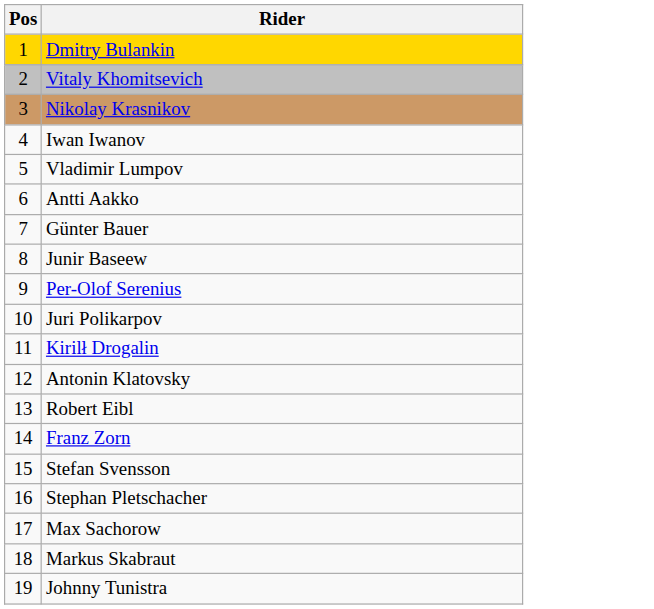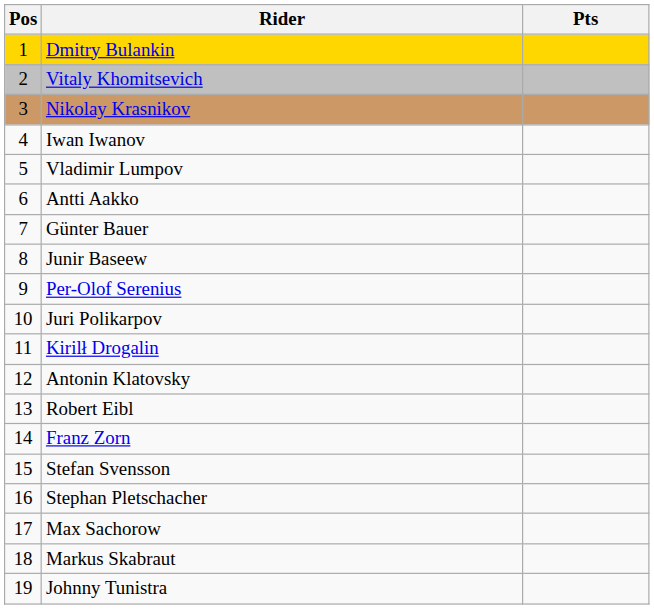+ column: (586, 19)
